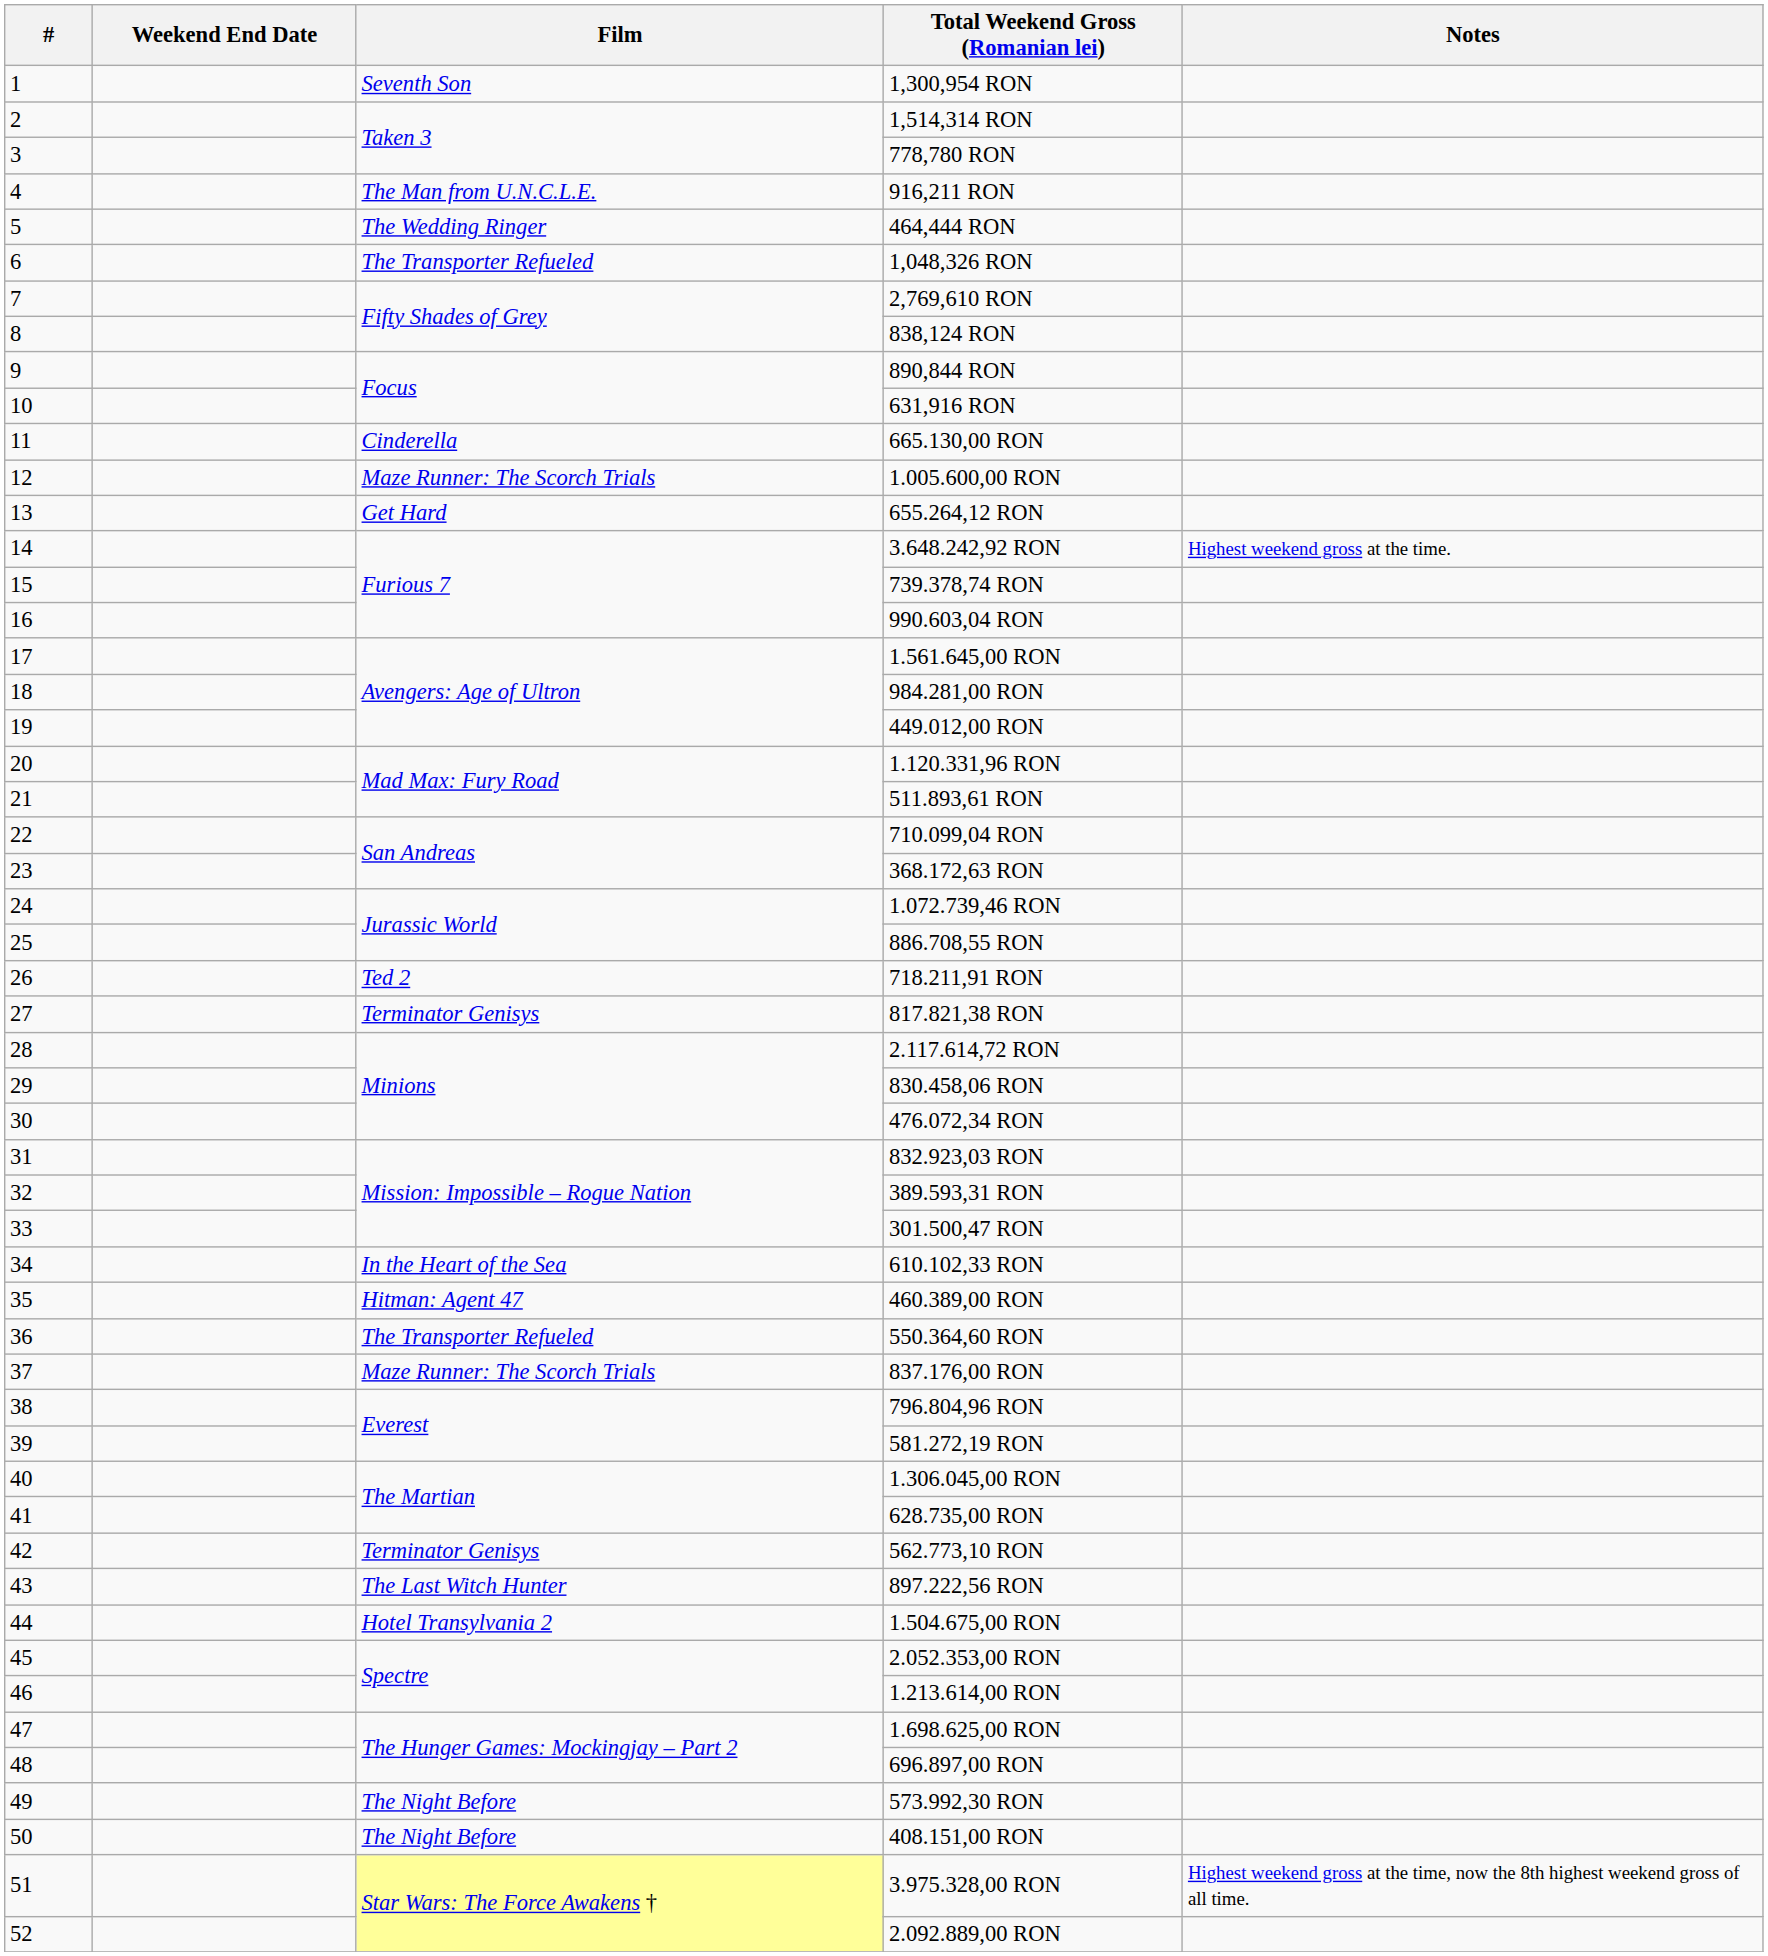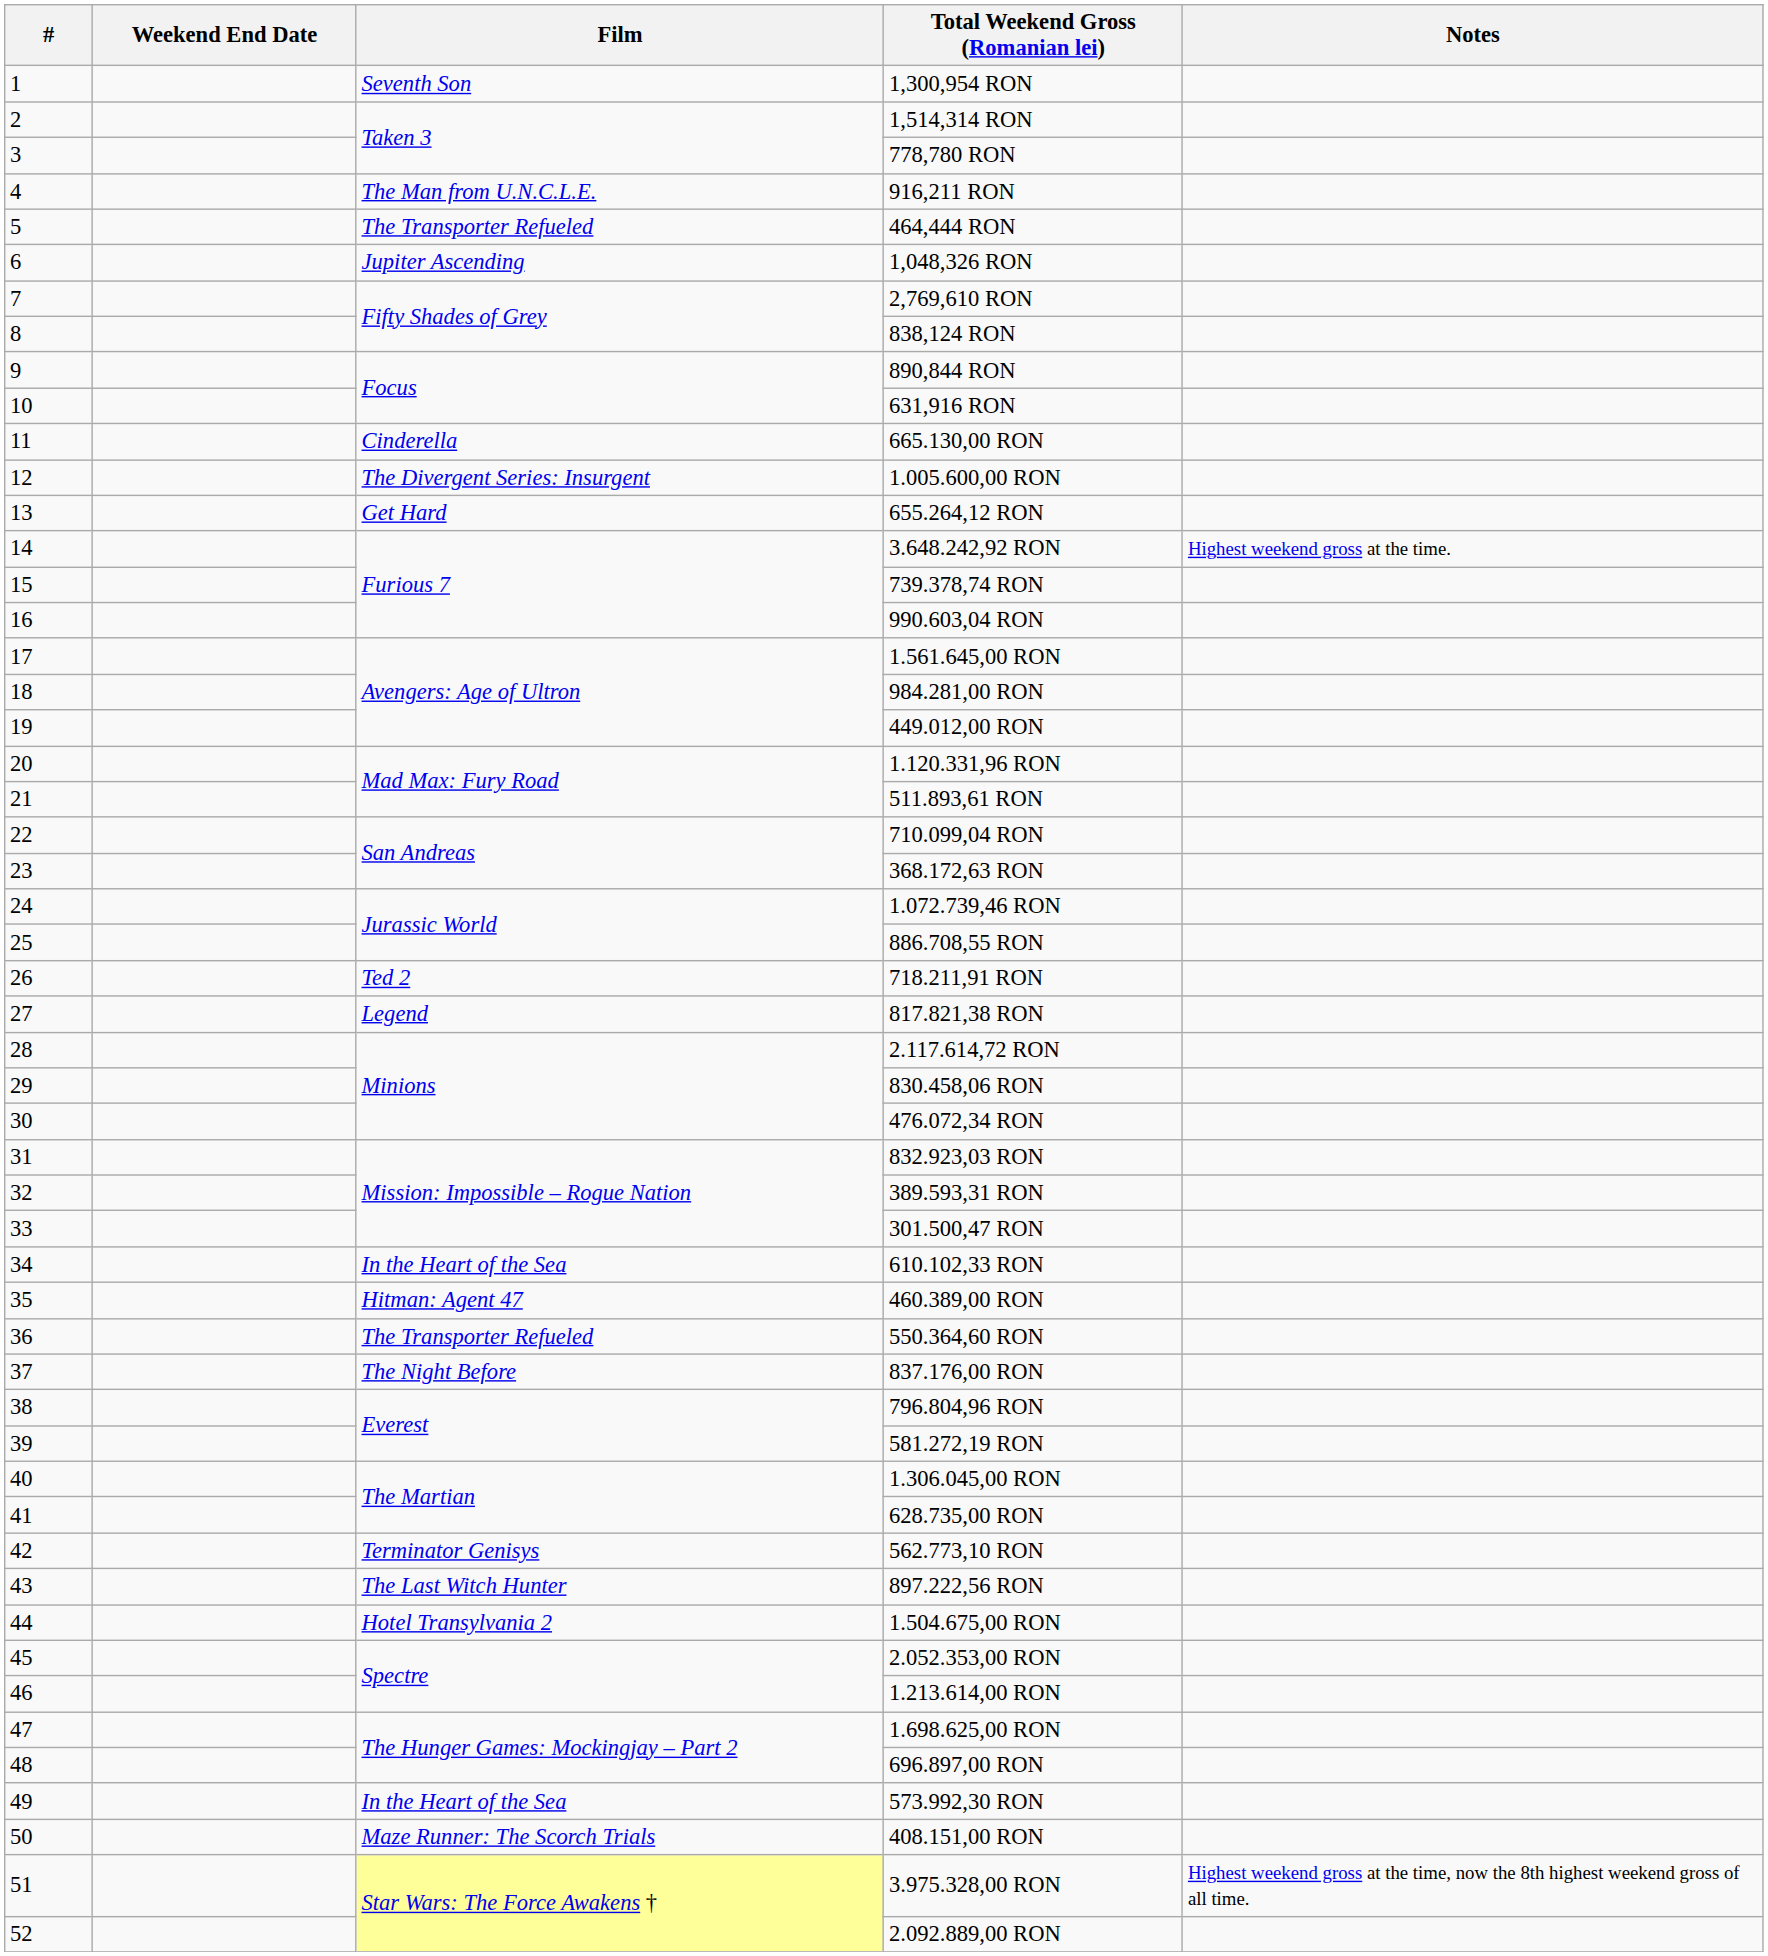(454, 226) The Wedding Ringer -> (477, 226) The Transporter Refueled
(477, 262) The Transporter Refueled -> (443, 262) Jupiter Ascending
(508, 477) Maze Runner: The Scorch Trials -> (506, 477) The Divergent Series: Insurgent
(450, 1013) Terminator Genisys -> (395, 1013) Legend
(508, 1371) Maze Runner: The Scorch Trials -> (439, 1371) The Night Before
(439, 1800) The Night Before -> (464, 1800) In the Heart of the Sea
(439, 1836) The Night Before -> (508, 1836) Maze Runner: The Scorch Trials
